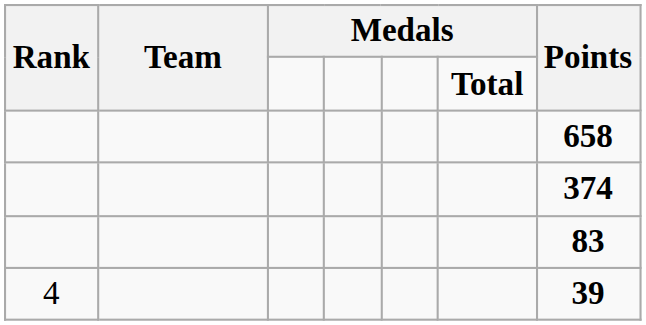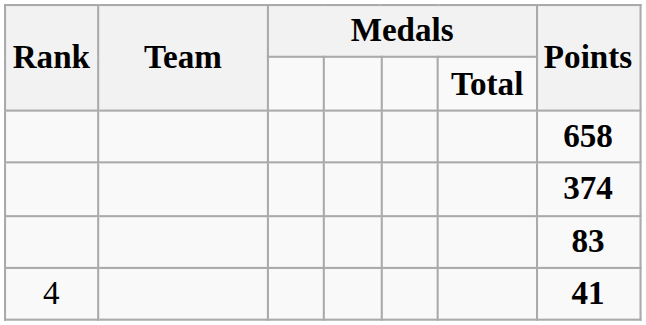(588, 293) 39 -> (588, 293) 41
